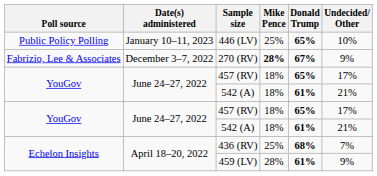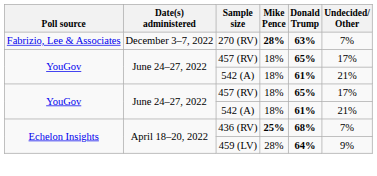- row: (64, 41)
(305, 58) 67% -> (305, 41) 63%
(347, 58) 9% -> (347, 41) 7%
(274, 145) normal -> (274, 128) bold
(305, 162) 61% -> (305, 145) 64%
